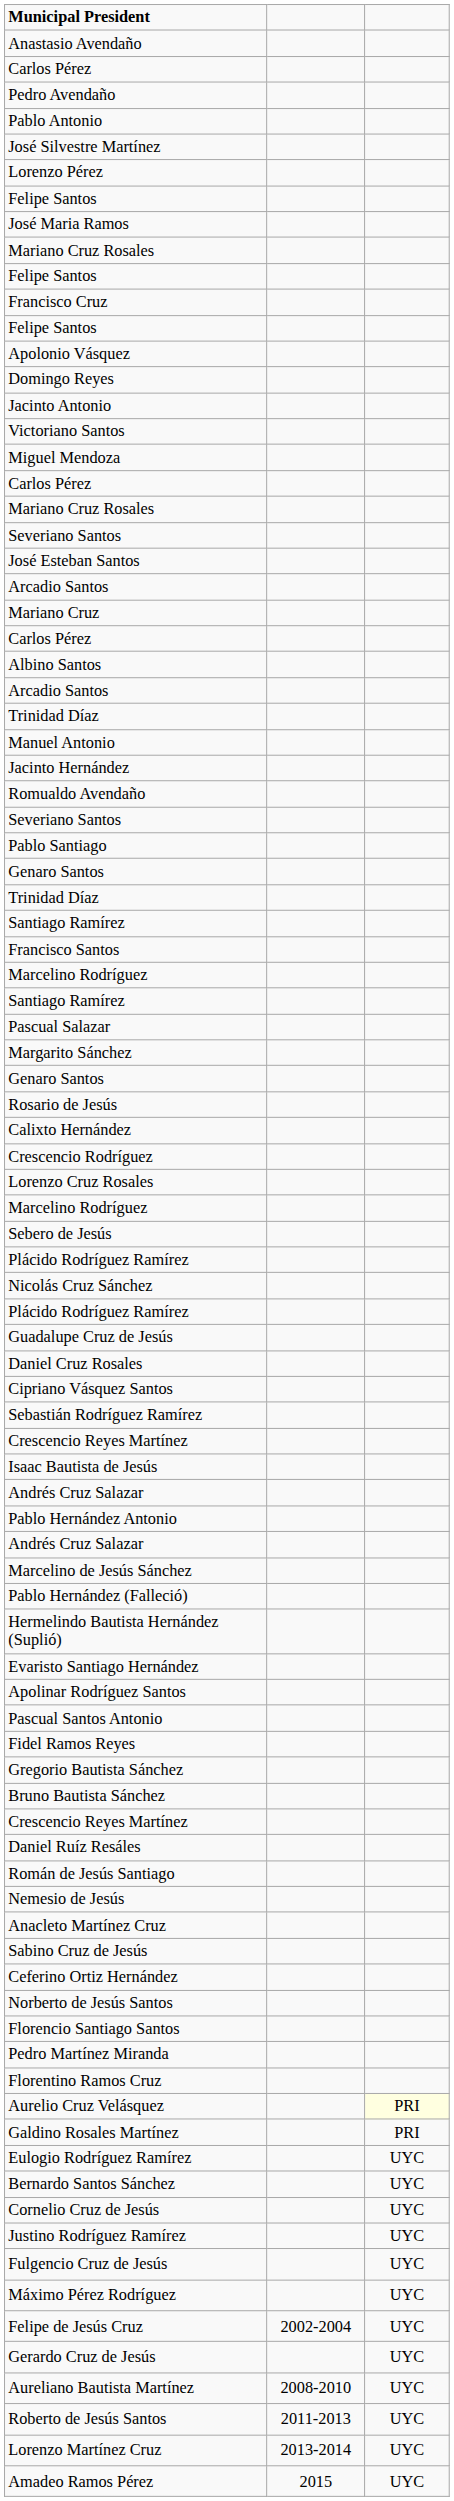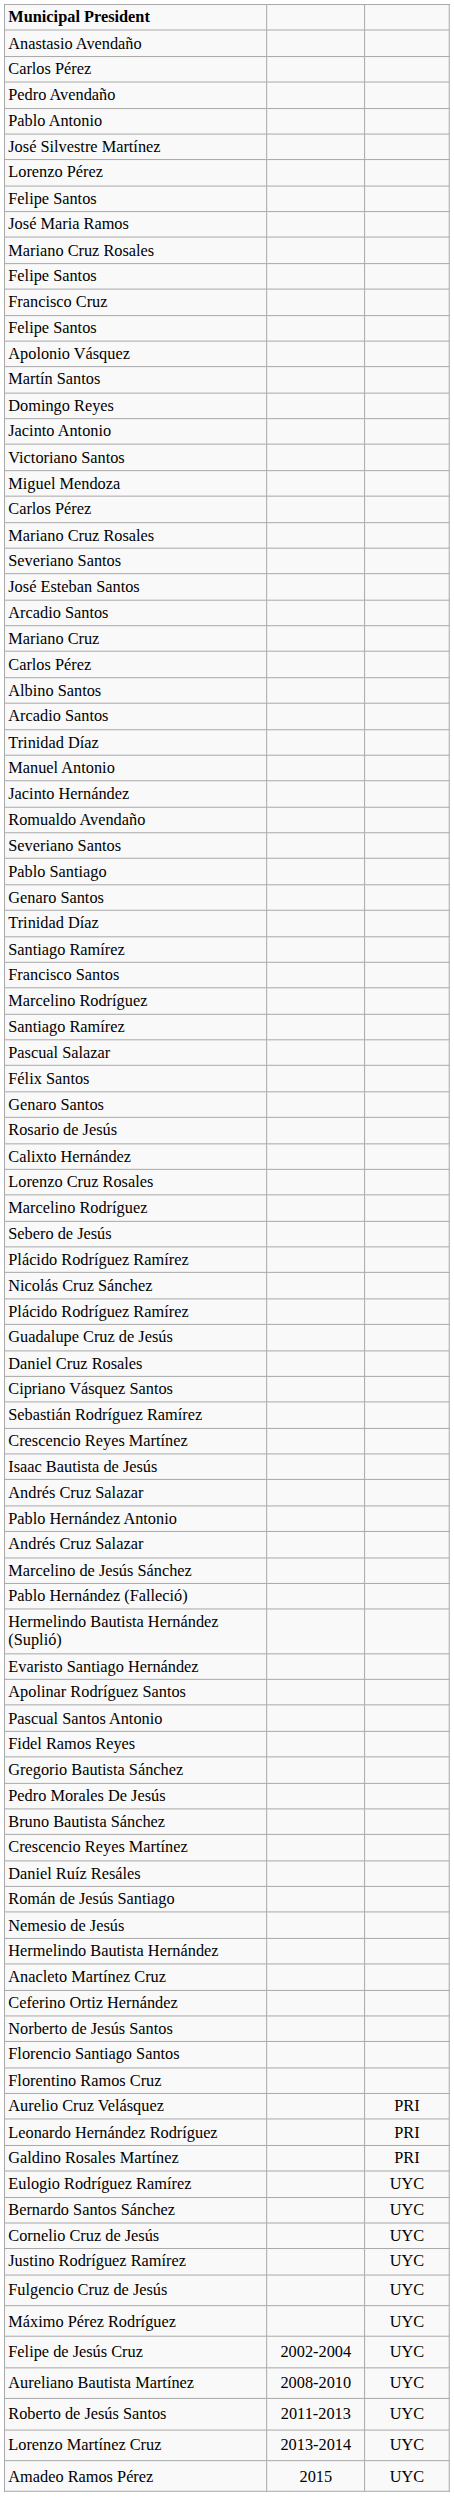+ row: (54, 379)
+ row: (49, 1078)
- row: (70, 1052)
- row: (81, 1156)
+ row: (87, 1795)
+ row: (113, 1951)
- row: (78, 1951)
- row: (88, 2054)
(407, 2106) lightyellow background -> (407, 2106) no background
+ row: (113, 2132)
- row: (82, 2357)
